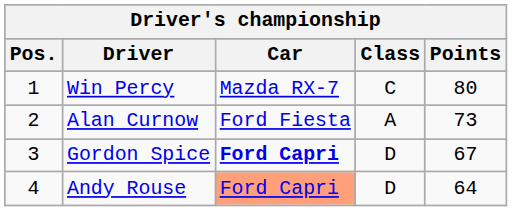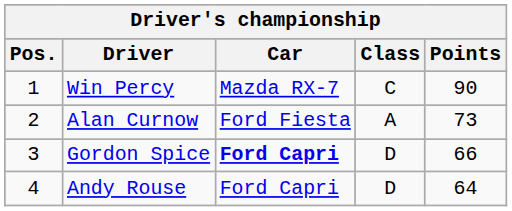(465, 88) 80 -> (465, 88) 90
(465, 155) 67 -> (465, 155) 66
(279, 188) lightsalmon background -> (279, 188) no background
